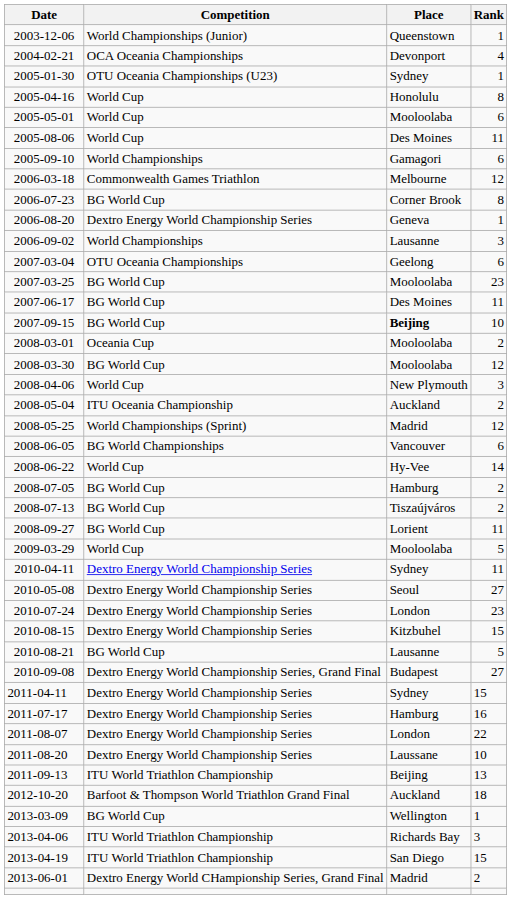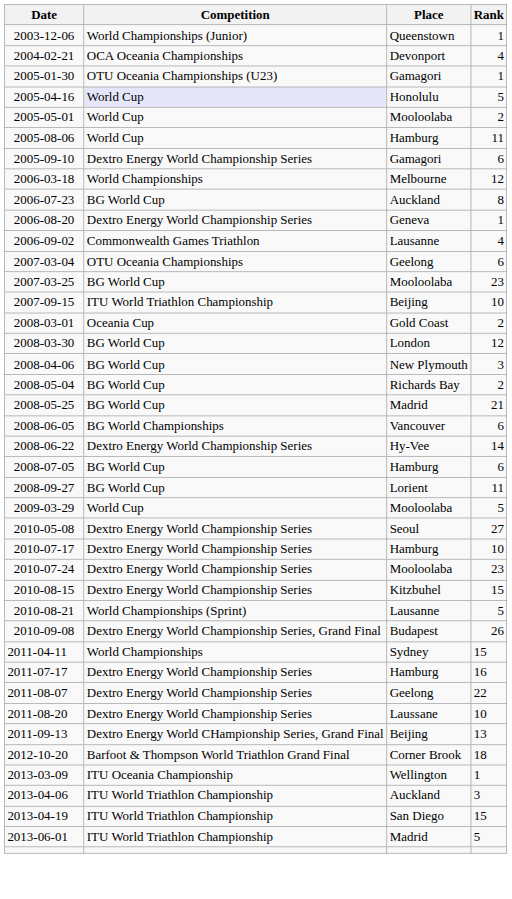(409, 76) Sydney -> (416, 76) Gamagori
(115, 96) no background -> (115, 96) lavender background
(501, 96) 8 -> (501, 96) 5
(501, 117) 6 -> (501, 117) 2
(421, 138) Des Moines -> (414, 138) Hamburg
(145, 158) World Championships -> (199, 158) Dextro Energy World Championship Series
(173, 179) Commonwealth Games Triathlon -> (145, 179) World Championships
(425, 199) Corner Brook -> (415, 199) Auckland
(145, 240) World Championships -> (173, 240) Commonwealth Games Triathlon
(501, 240) 3 -> (501, 240) 4
- row: (44, 302)
(126, 323) BG World Cup -> (180, 302) ITU World Triathlon Championship
(409, 323) bold -> (409, 302) normal
(421, 343) Mooloolaba -> (419, 323) Gold Coast
(421, 364) Mooloolaba -> (410, 343) London
(115, 384) World Cup -> (126, 364) BG World Cup
(160, 405) ITU Oceania Championship -> (126, 384) BG World Cup
(415, 405) Auckland -> (425, 384) Richards Bay
(167, 425) World Championships (Sprint) -> (126, 405) BG World Cup
(498, 425) 12 -> (498, 405) 21
(115, 466) World Cup -> (199, 446) Dextro Energy World Championship Series
(501, 487) 2 -> (501, 466) 6
- row: (44, 508)
- row: (44, 569)
+ row: (44, 549)
(410, 610) London -> (421, 569) Mooloolaba
(126, 651) BG World Cup -> (167, 610) World Championships (Sprint)
(498, 672) 27 -> (498, 631) 26
(199, 693) Dextro Energy World Championship Series -> (145, 651) World Championships
(410, 734) London -> (412, 693) Geelong
(180, 775) ITU World Triathlon Championship -> (235, 734) Dextro Energy World CHampionship Series, Grand Final
(415, 795) Auckland -> (425, 754) Corner Brook
(126, 816) BG World Cup -> (160, 775) ITU Oceania Championship
(425, 836) Richards Bay -> (415, 795) Auckland
(235, 878) Dextro Energy World CHampionship Series, Grand Final -> (180, 836) ITU World Triathlon Championship
(477, 878) 2 -> (477, 836) 5
